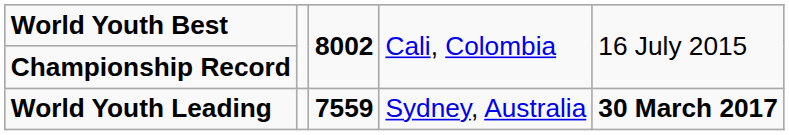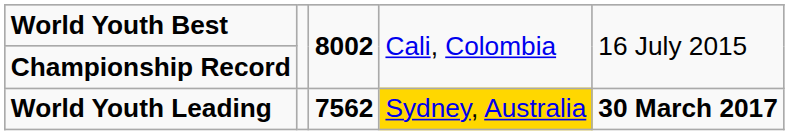(344, 108) 7559 -> (344, 108) 7562
(486, 108) no background -> (486, 108) gold background
